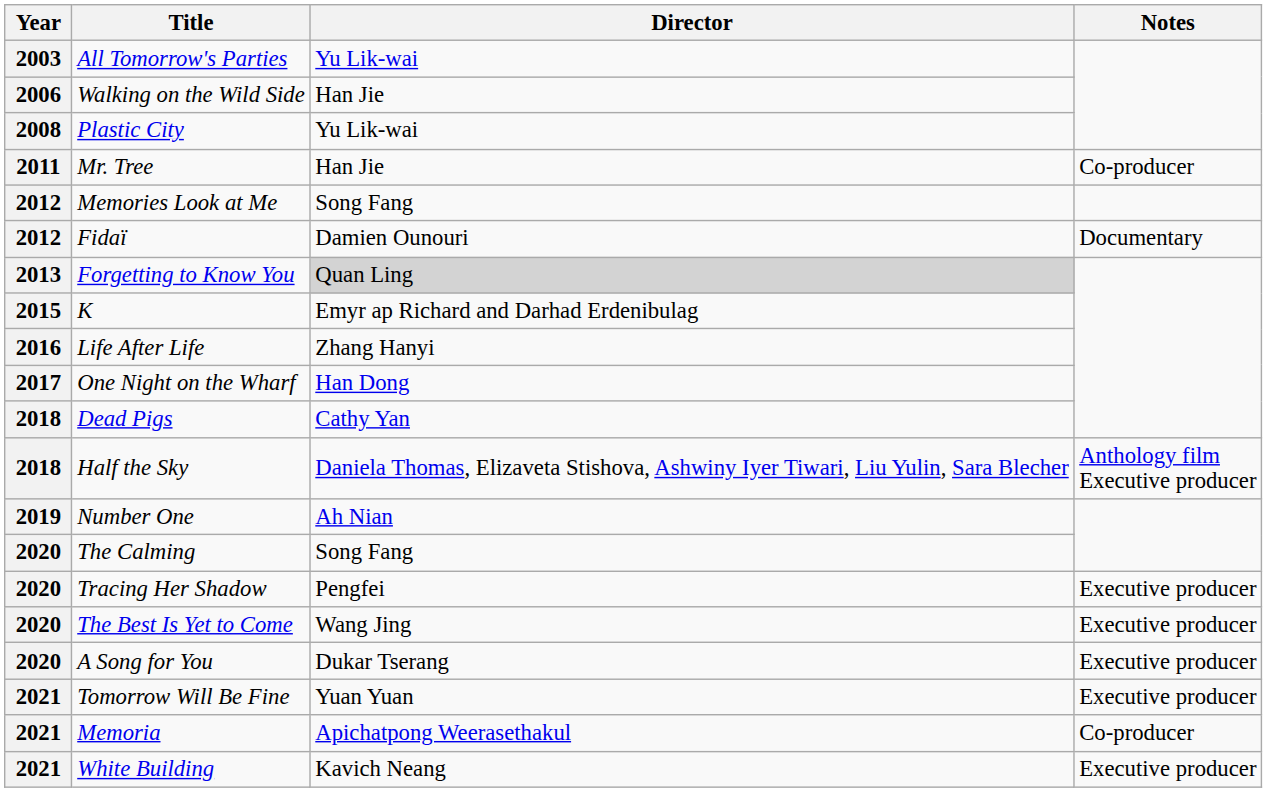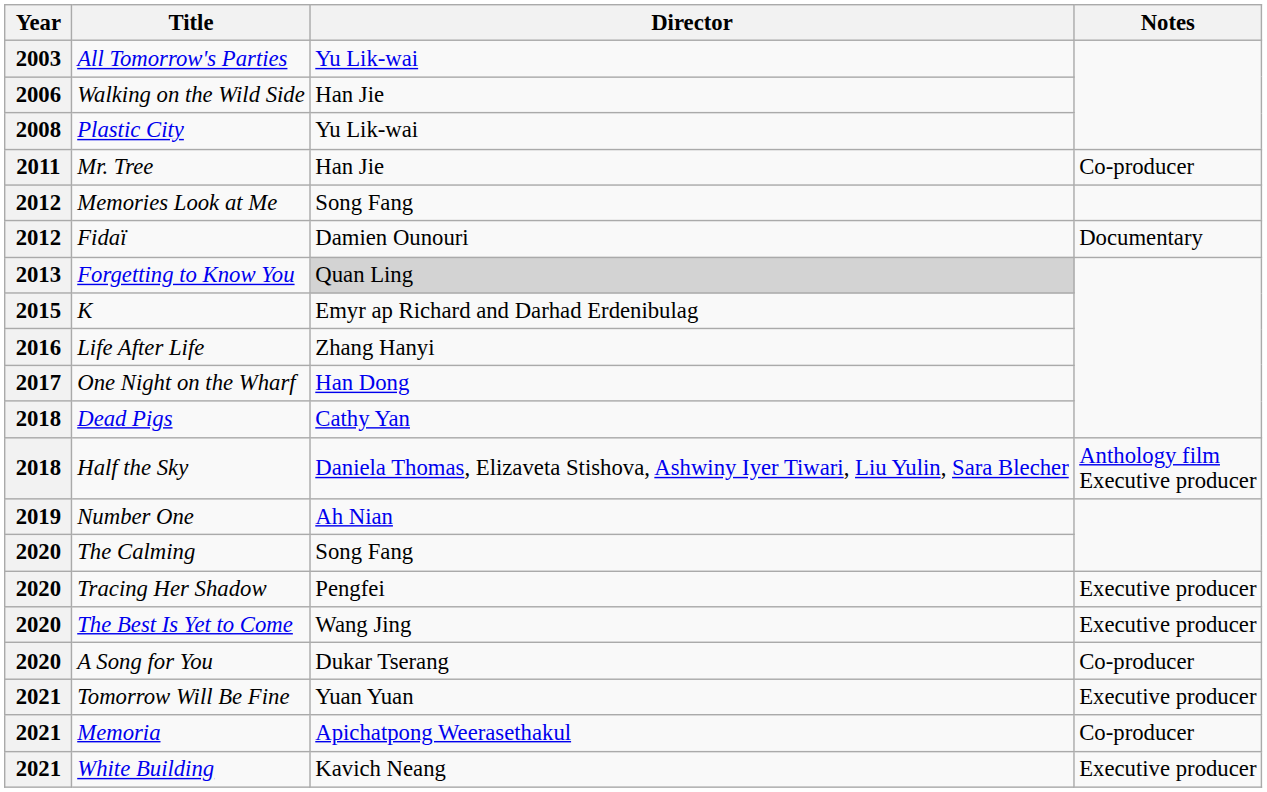(1168, 660) Executive producer -> (1137, 660) Co-producer
